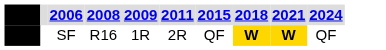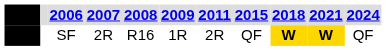+ column: (103, 14)
